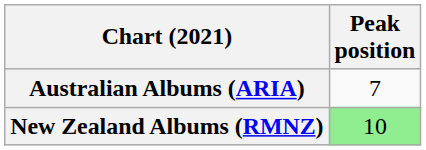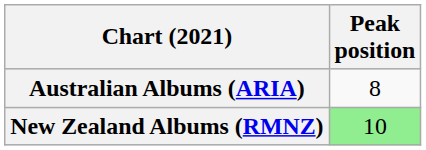(375, 88) 7 -> (375, 88) 8
